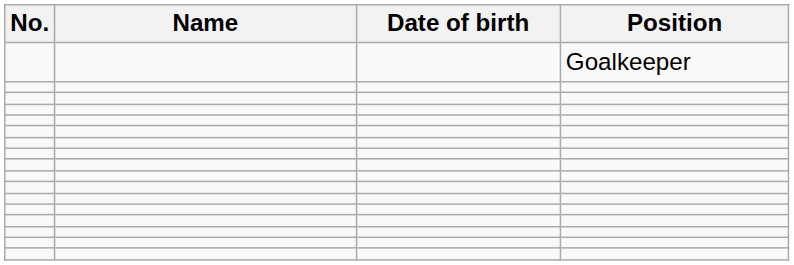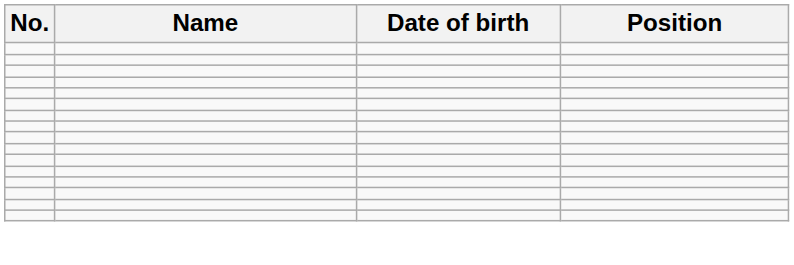- row: (30, 62)
